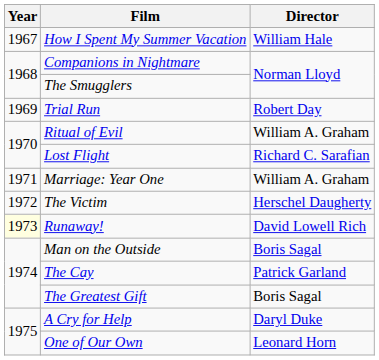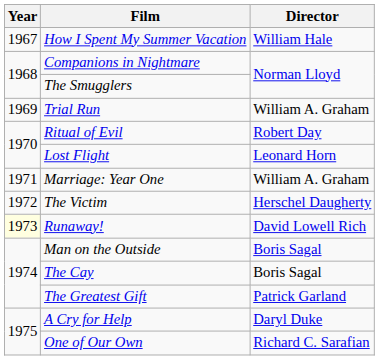(287, 109) Robert Day -> (311, 109) William A. Graham
(311, 132) William A. Graham -> (287, 132) Robert Day
(311, 156) Richard C. Sarafian -> (295, 156) Leonard Horn
(300, 272) Patrick Garland -> (287, 272) Boris Sagal
(287, 296) Boris Sagal -> (300, 296) Patrick Garland
(295, 343) Leonard Horn -> (311, 343) Richard C. Sarafian
